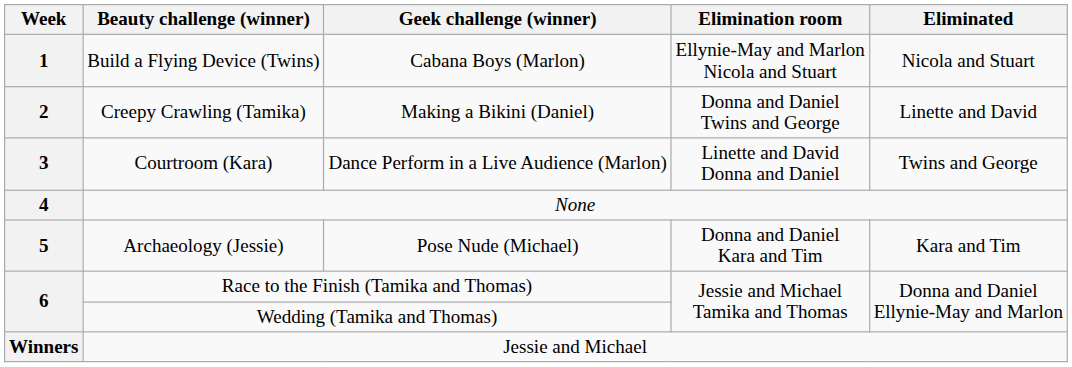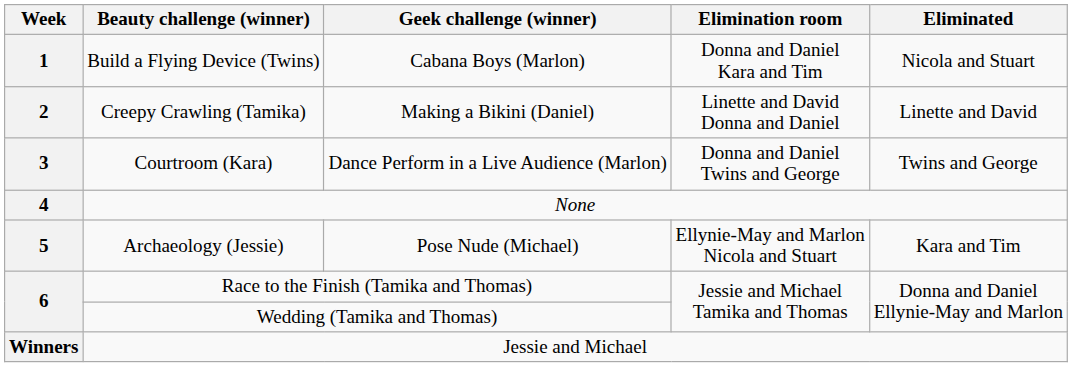(770, 60) Ellynie-May and Marlon Nicola and Stuart -> (770, 60) Donna and Daniel Kara and Tim
(770, 112) Donna and Daniel Twins and George -> (770, 112) Linette and David Donna and Daniel
(770, 163) Linette and David Donna and Daniel -> (770, 163) Donna and Daniel Twins and George
(770, 245) Donna and Daniel Kara and Tim -> (770, 245) Ellynie-May and Marlon Nicola and Stuart
